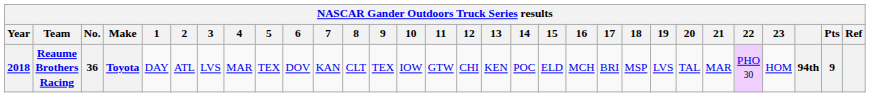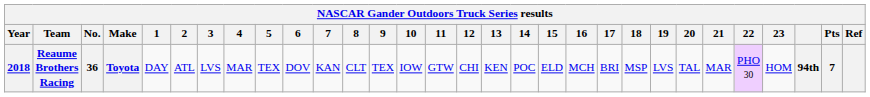(832, 68) 9 -> (832, 68) 7
